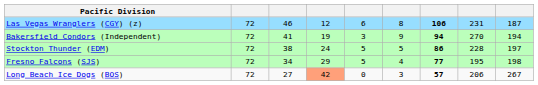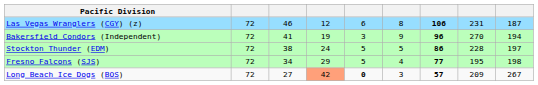(439, 36) 94 -> (439, 36) 96
(363, 74) normal -> (363, 74) bold
(477, 74) 206 -> (477, 74) 209
